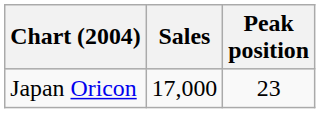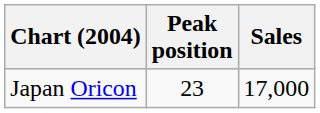columns swapped: (269, 36) <-> (184, 36)
